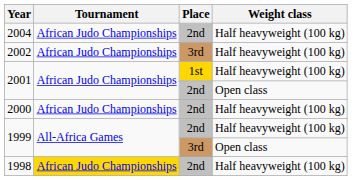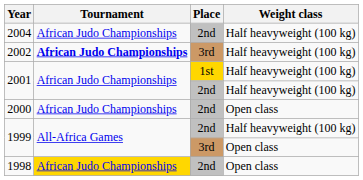(107, 52) normal -> (112, 52) bold
(241, 90) Open class -> (291, 90) Half heavyweight (100 kg)
(280, 109) Half heavyweight (100 kg) -> (252, 109) Open class
(280, 166) Half heavyweight (100 kg) -> (252, 166) Open class
